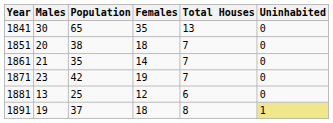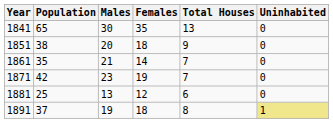columns swapped: (101, 13) <-> (51, 13)
(186, 45) 7 -> (186, 45) 9
